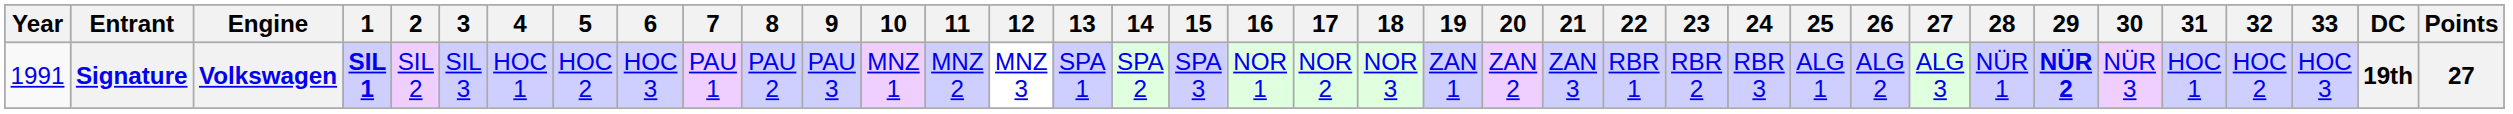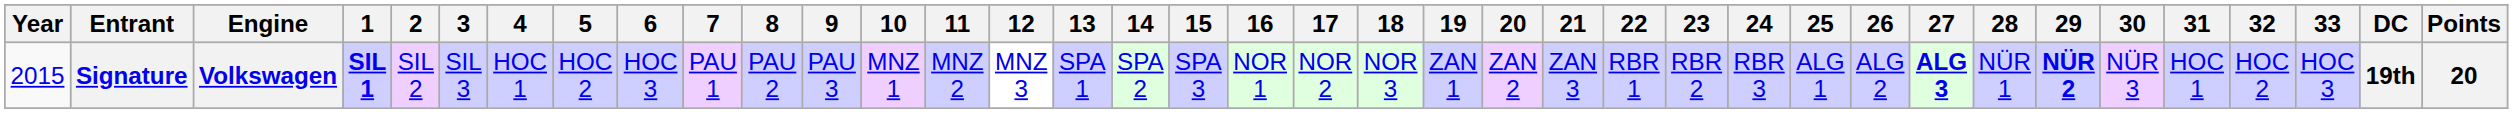(38, 75) 1991 -> (38, 75) 2015
(1940, 75) normal -> (1941, 75) bold
(2461, 75) 27 -> (2464, 75) 20
